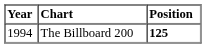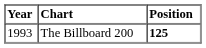(20, 33) 1994 -> (20, 33) 1993
